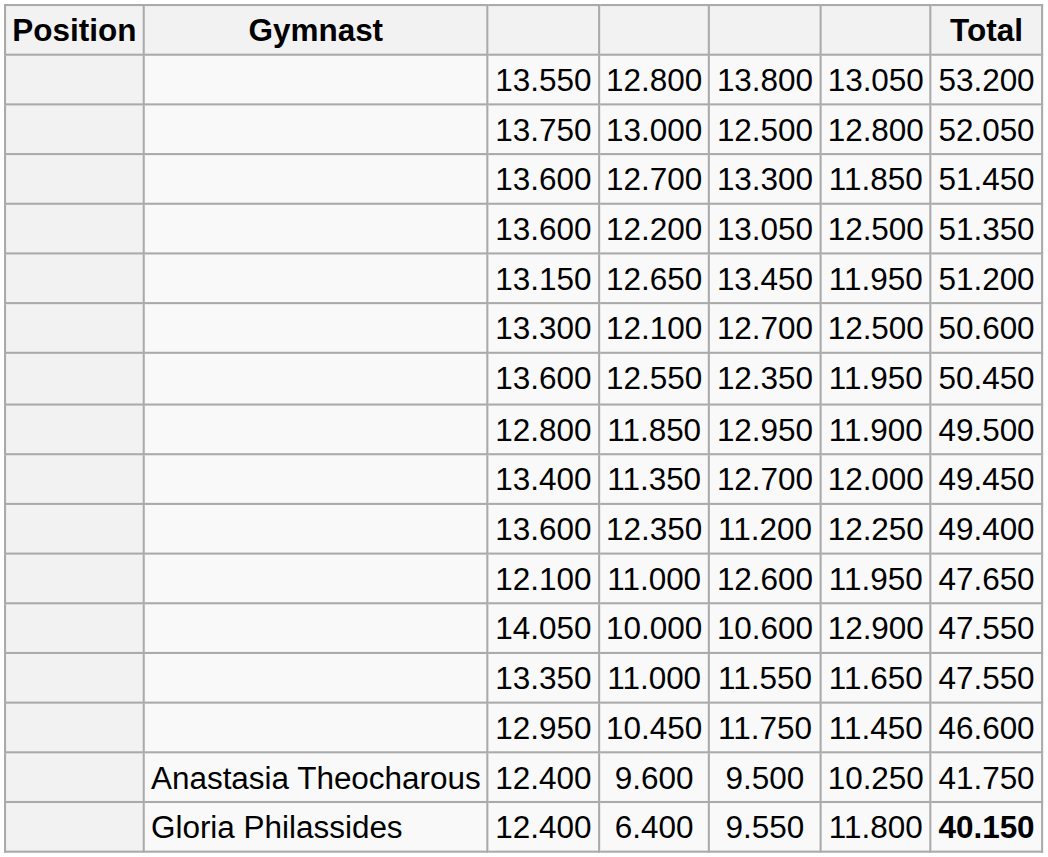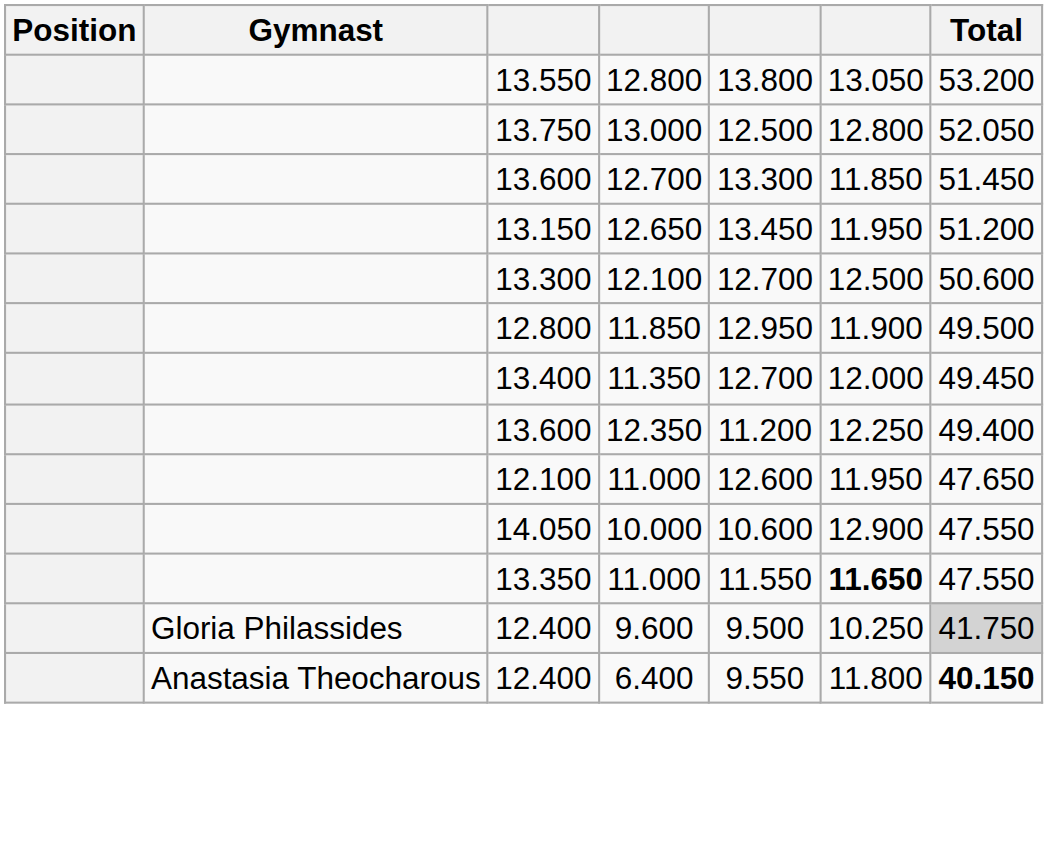- row: (543, 229)
- row: (543, 379)
(876, 678) normal -> (876, 578) bold
- row: (543, 727)
(316, 777) Anastasia Theocharous -> (277, 628) Gloria Philassides
(987, 777) no background -> (987, 628) lightgrey background
(277, 827) Gloria Philassides -> (316, 678) Anastasia Theocharous
